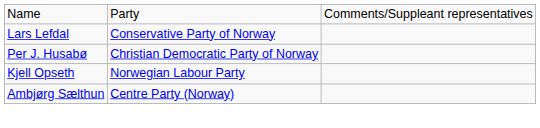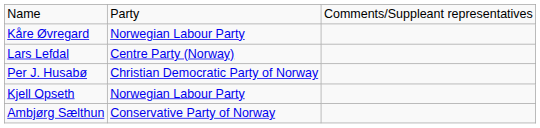+ row: (48, 34)
(193, 34) Conservative Party of Norway -> (172, 53) Centre Party (Norway)
(172, 93) Centre Party (Norway) -> (193, 113) Conservative Party of Norway
